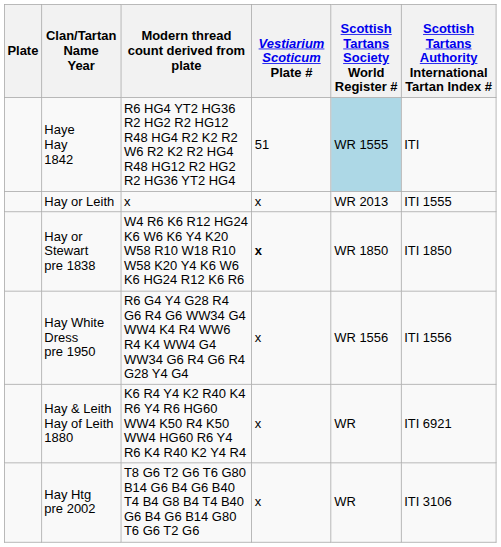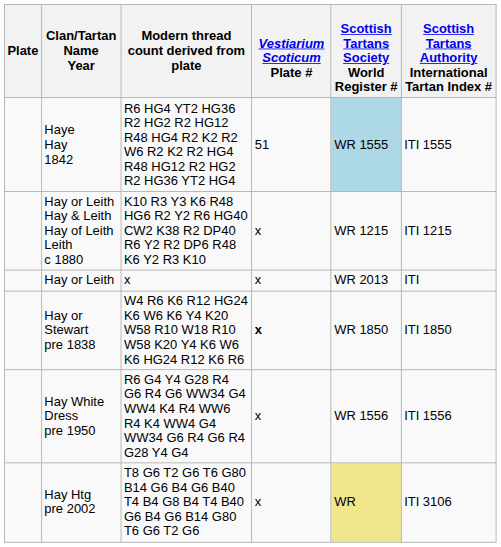(412, 144) ITI -> (428, 144) ITI 1555
+ row: (79, 230)
(428, 201) ITI 1555 -> (412, 280) ITI
- row: (79, 423)
(345, 502) no background -> (345, 502) khaki background
